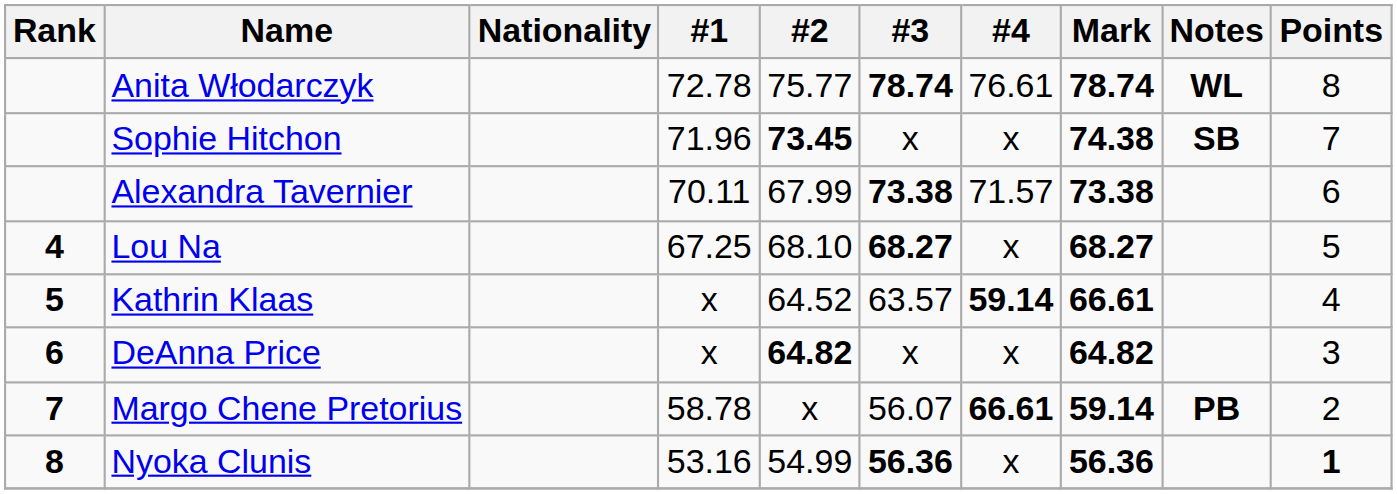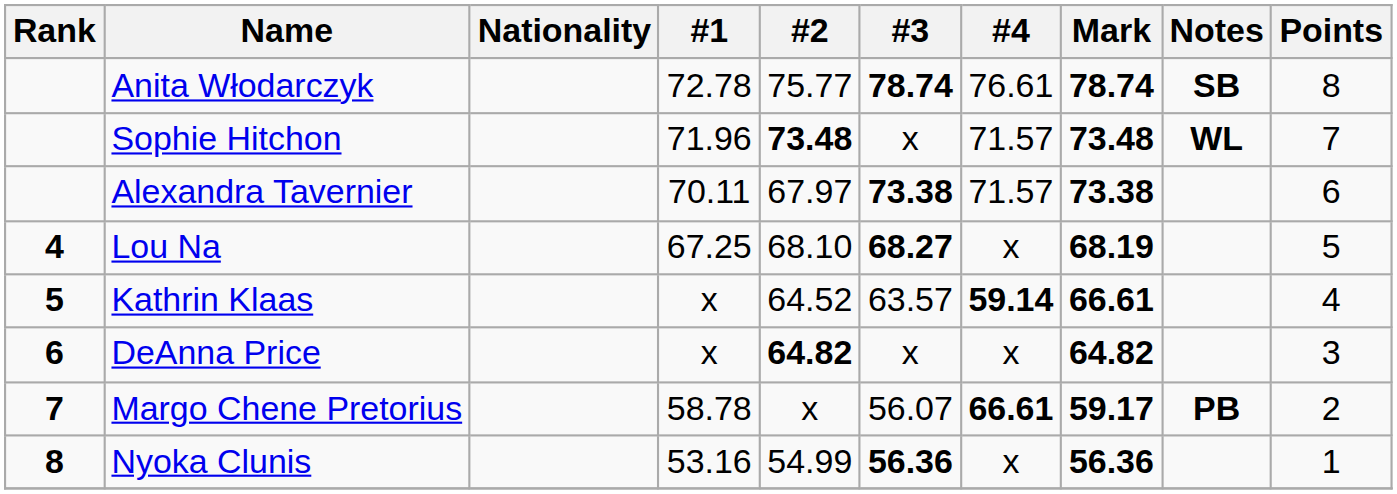(1217, 85) WL -> (1217, 85) SB
(810, 138) 73.45 -> (810, 138) 73.48
(1011, 138) x -> (1011, 138) 71.57
(1111, 138) 74.38 -> (1111, 138) 73.48
(1217, 138) SB -> (1217, 138) WL
(810, 192) 67.99 -> (810, 192) 67.97
(1111, 246) 68.27 -> (1111, 246) 68.19
(1111, 407) 59.14 -> (1111, 407) 59.17
(1331, 461) bold -> (1331, 461) normal
